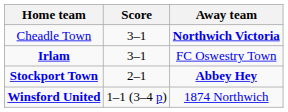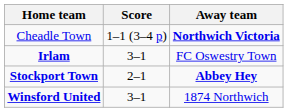(137, 35) 3–1 -> (137, 35) 1–1 (3–4 p)
(137, 96) 1–1 (3–4 p) -> (137, 96) 3–1
